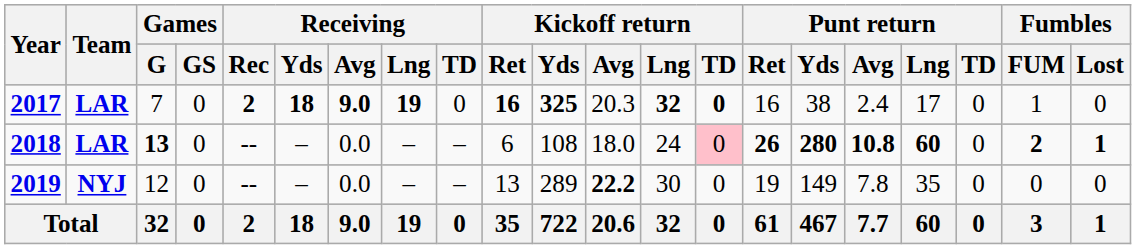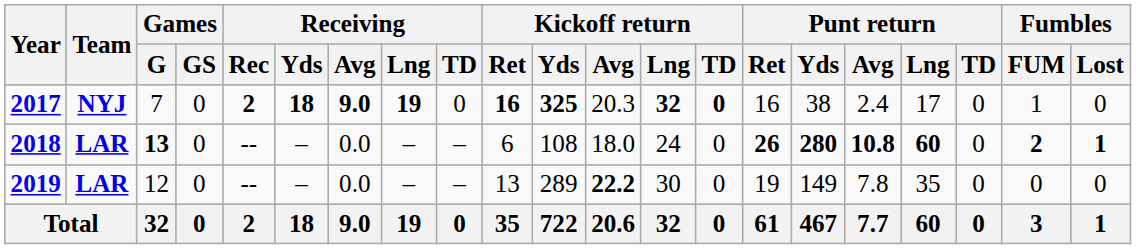(102, 104) LAR -> (102, 104) NYJ
(719, 143) pink background -> (719, 143) no background
(102, 183) NYJ -> (102, 183) LAR
